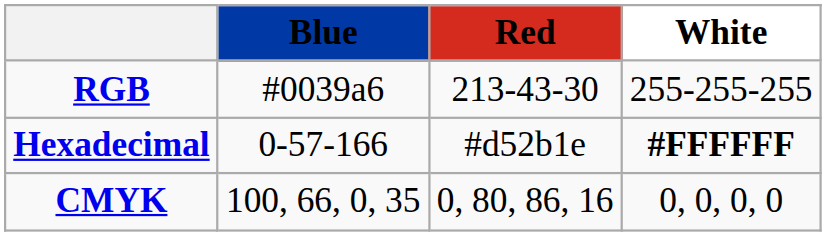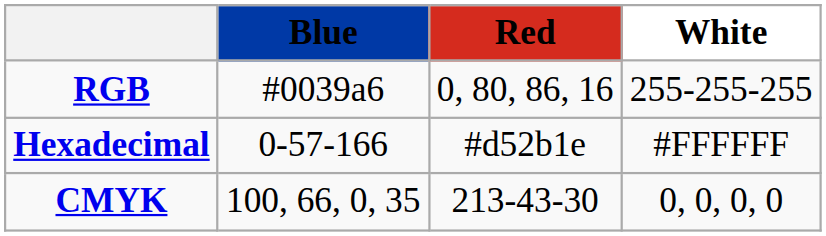(525, 88) 213-43-30 -> (525, 88) 0, 80, 86, 16
(721, 144) bold -> (721, 144) normal
(525, 200) 0, 80, 86, 16 -> (525, 200) 213-43-30
